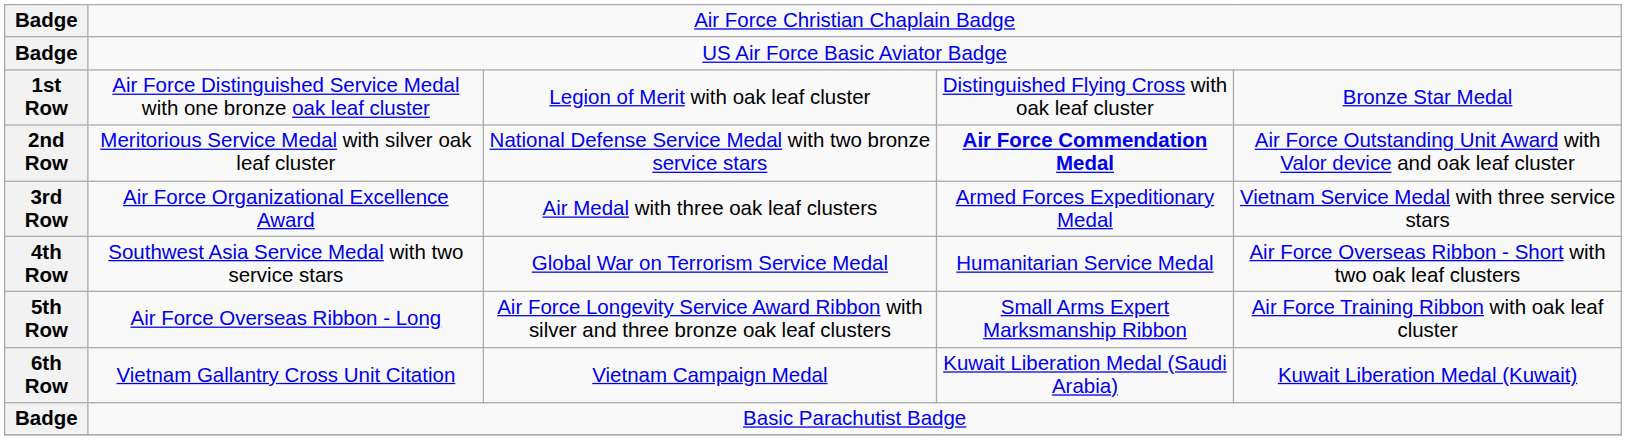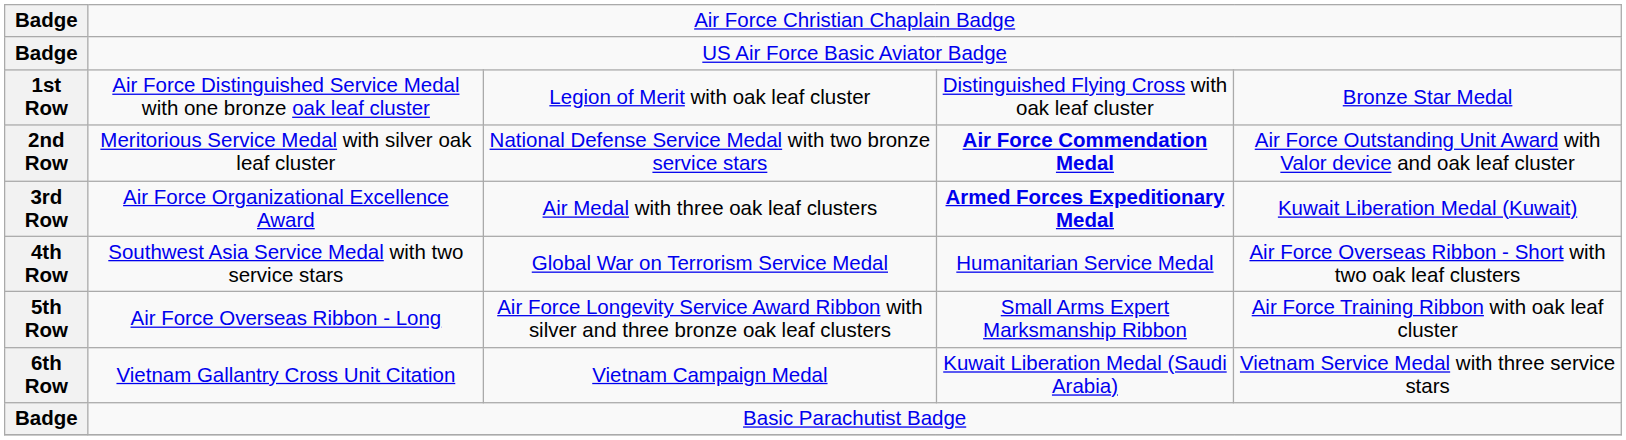(1085, 208) normal -> (1085, 208) bold
(1428, 208) Vietnam Service Medal with three service stars -> (1428, 208) Kuwait Liberation Medal (Kuwait)
(1428, 374) Kuwait Liberation Medal (Kuwait) -> (1428, 374) Vietnam Service Medal with three service stars
